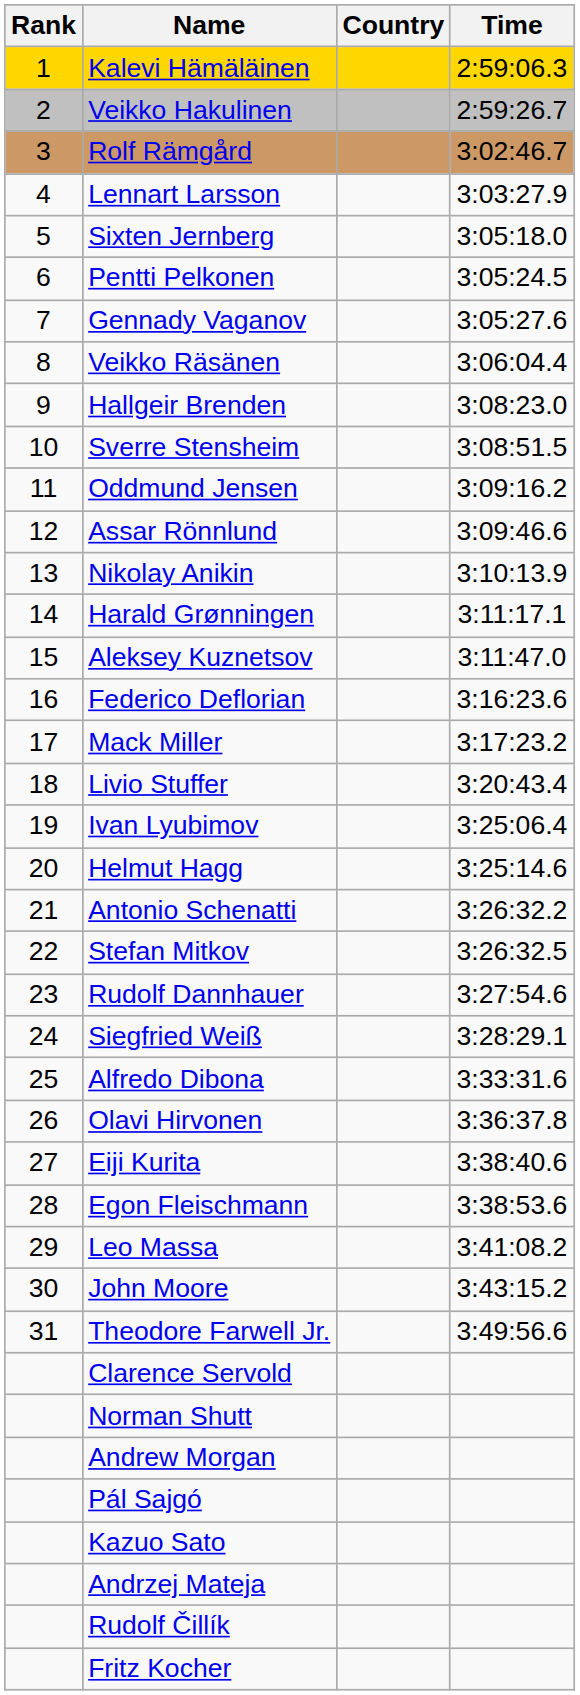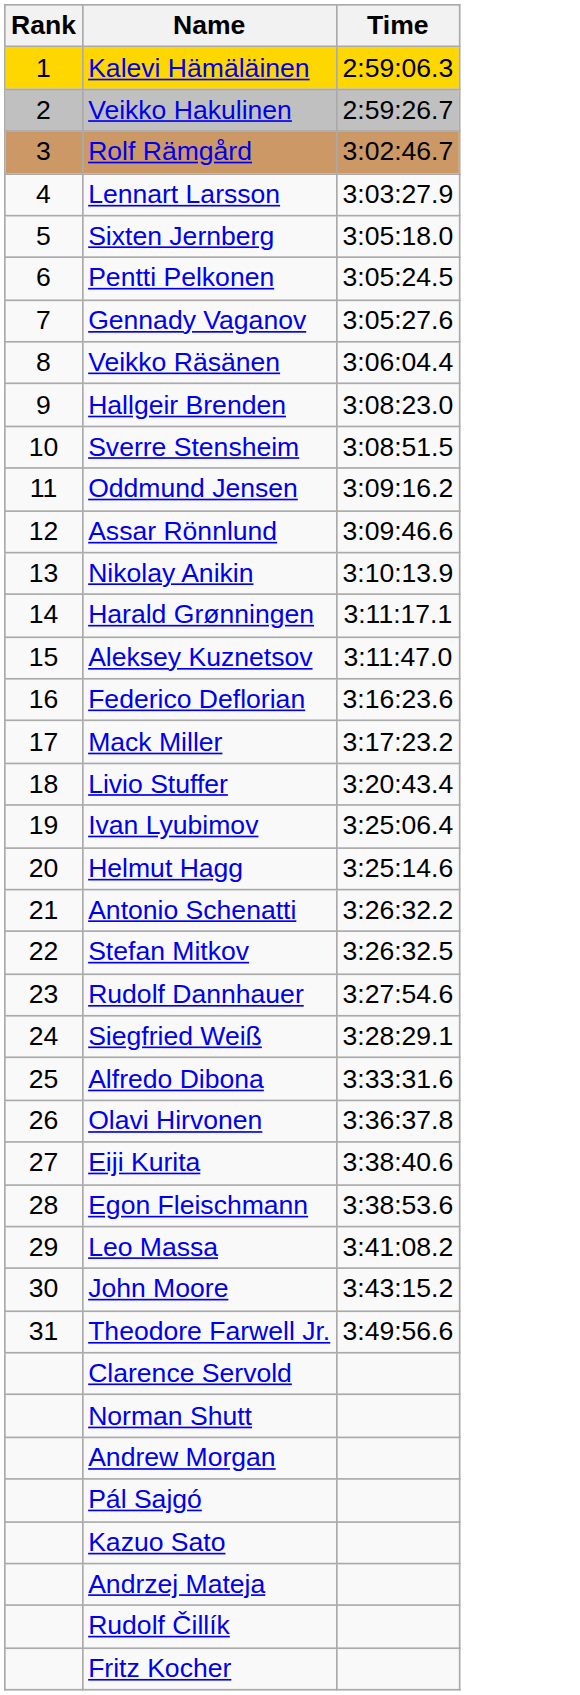- column: (393, 25)
